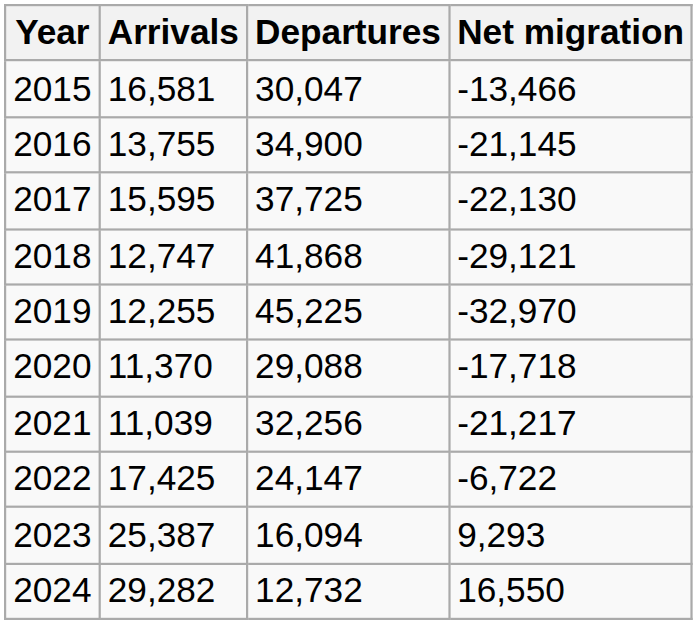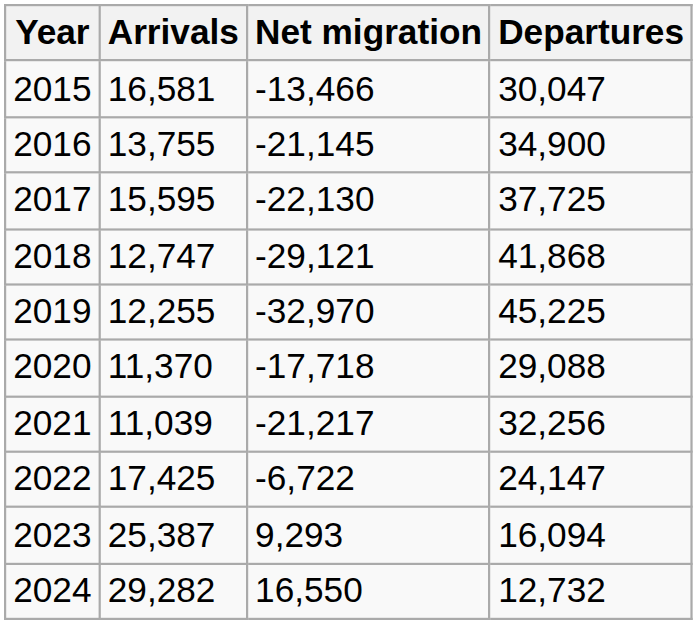columns swapped: (348, 32) <-> (571, 32)
